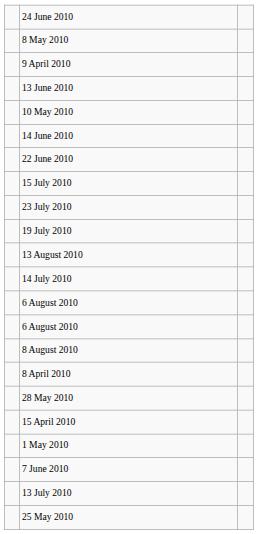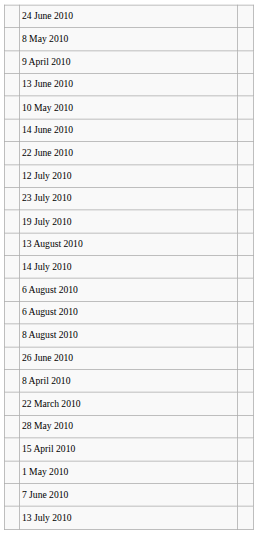+ row: (12, 176)
- row: (12, 184)
+ row: (12, 358)
+ row: (12, 404)
- row: (12, 517)
